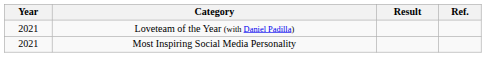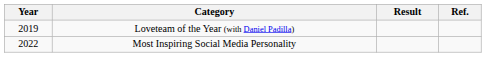(28, 28) 2021 -> (28, 28) 2019
(28, 44) 2021 -> (28, 44) 2022
